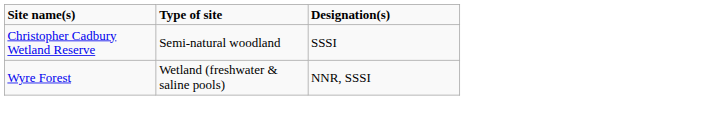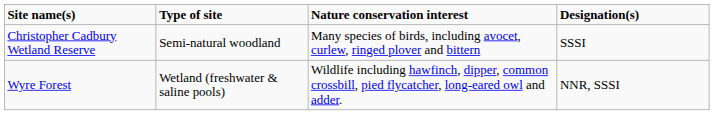+ column: (390, 14)
